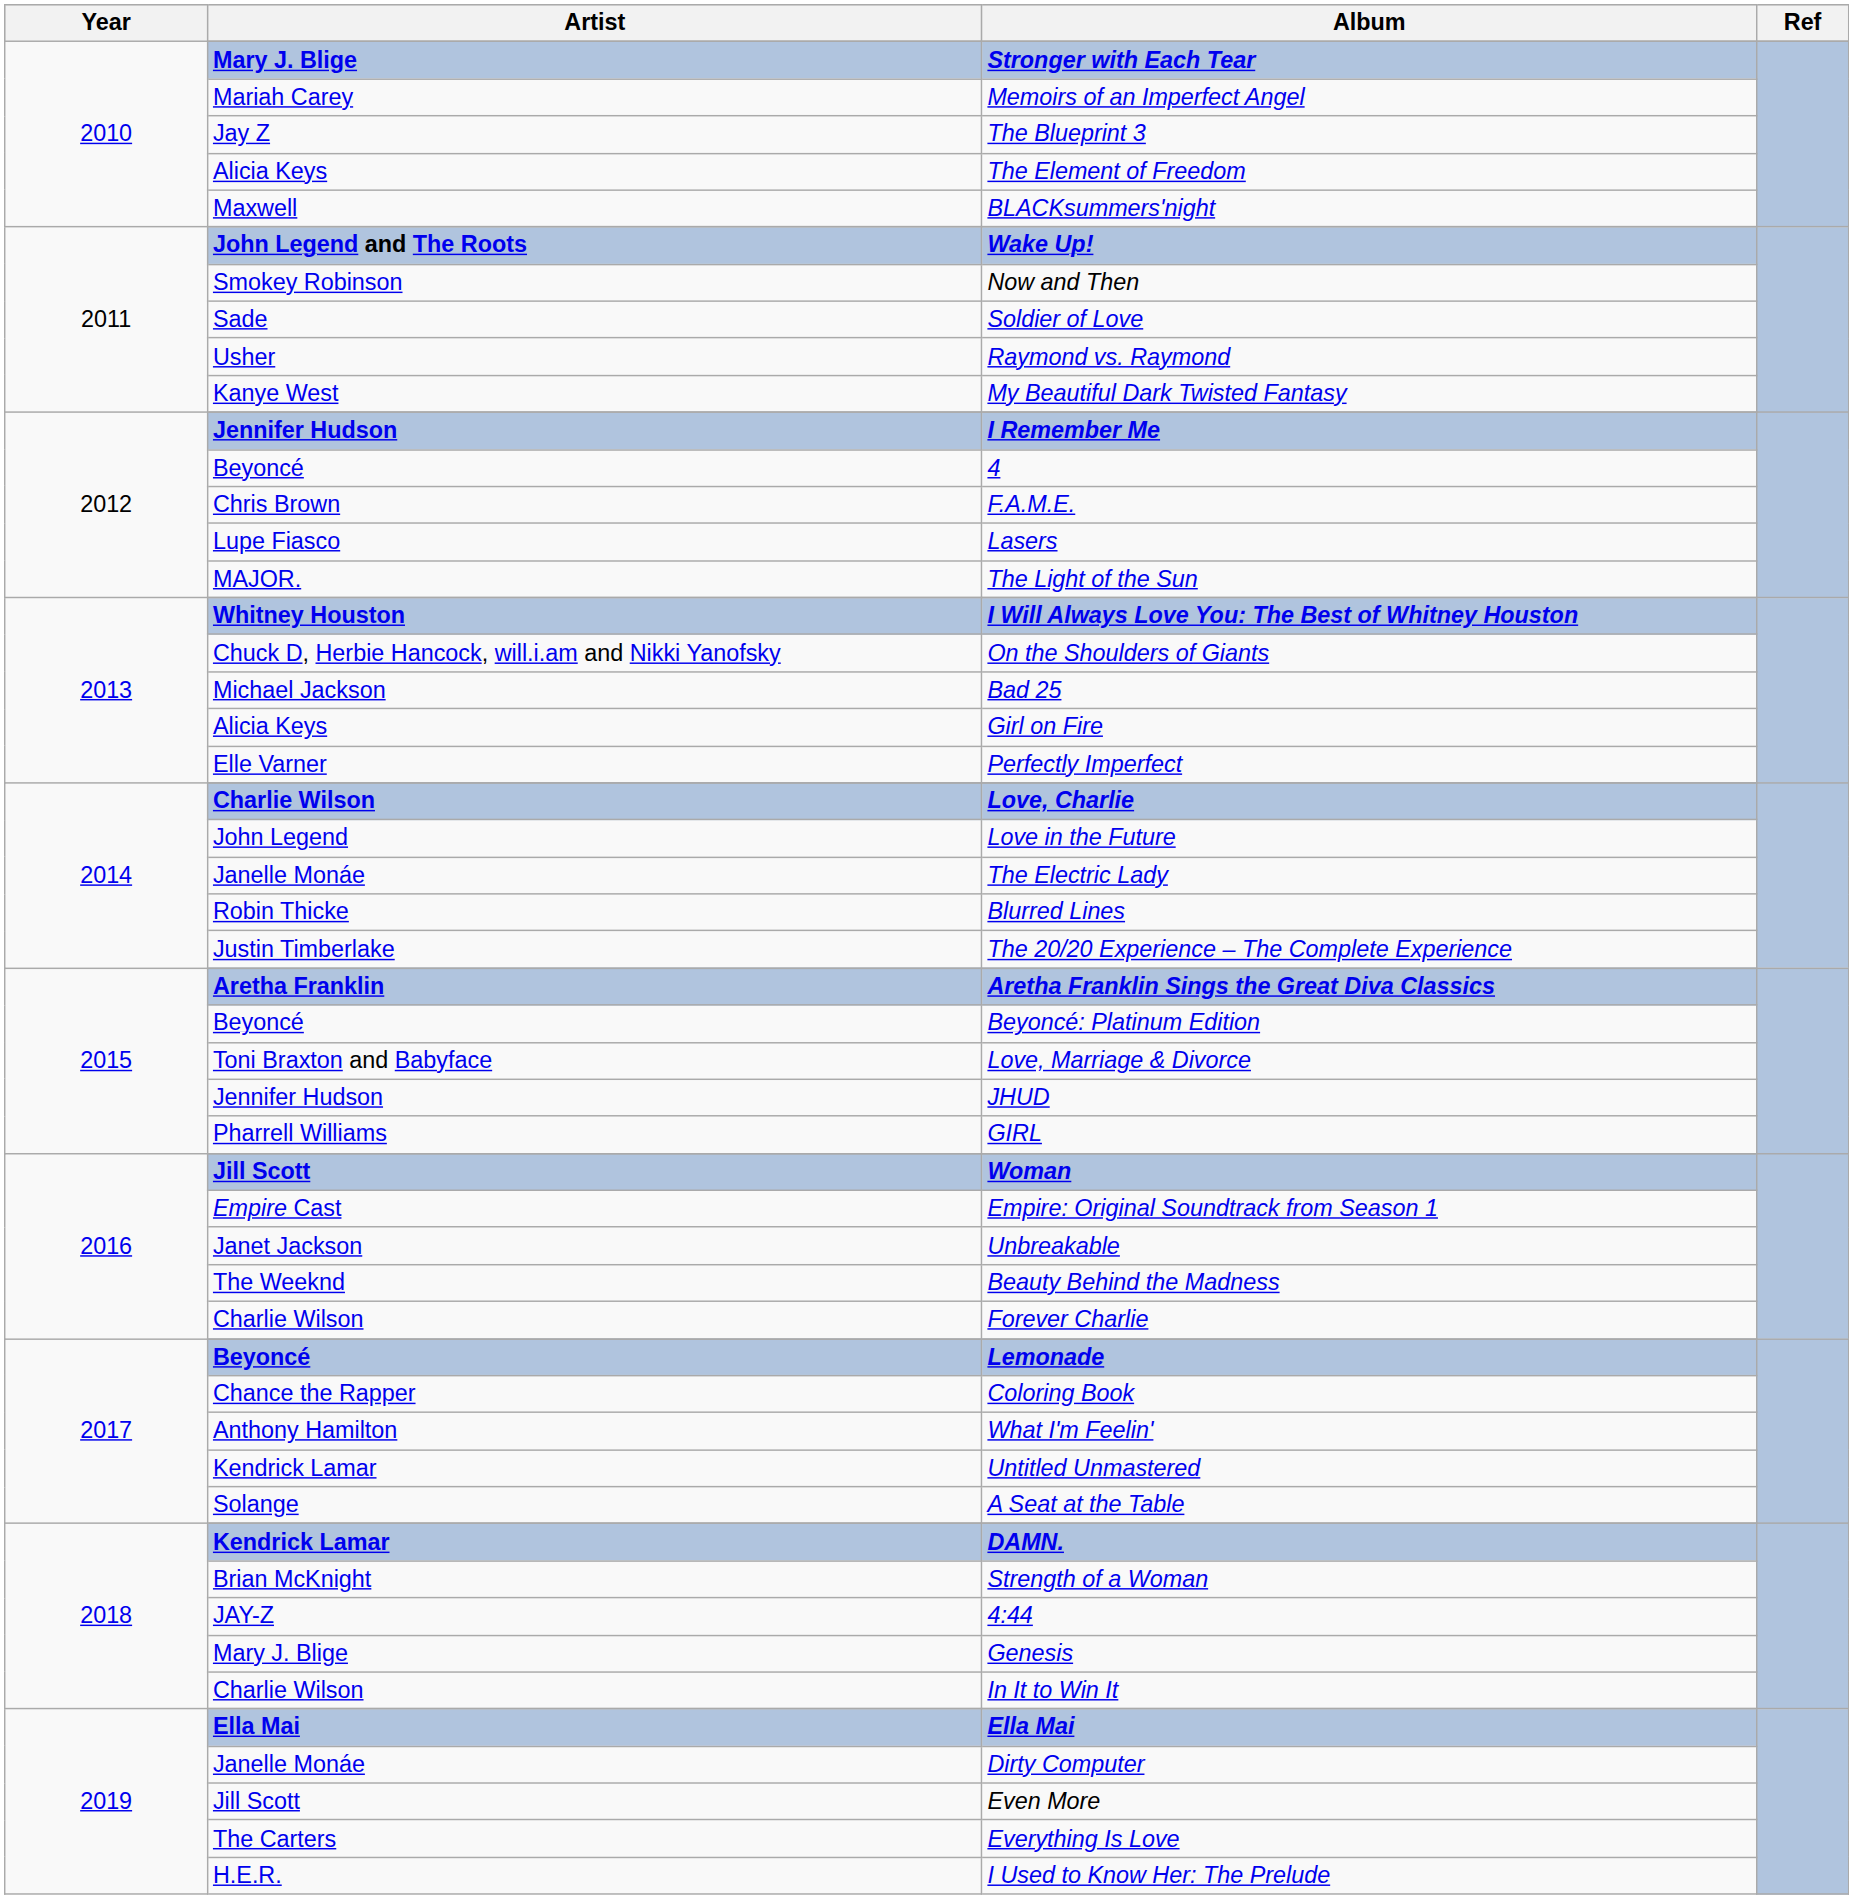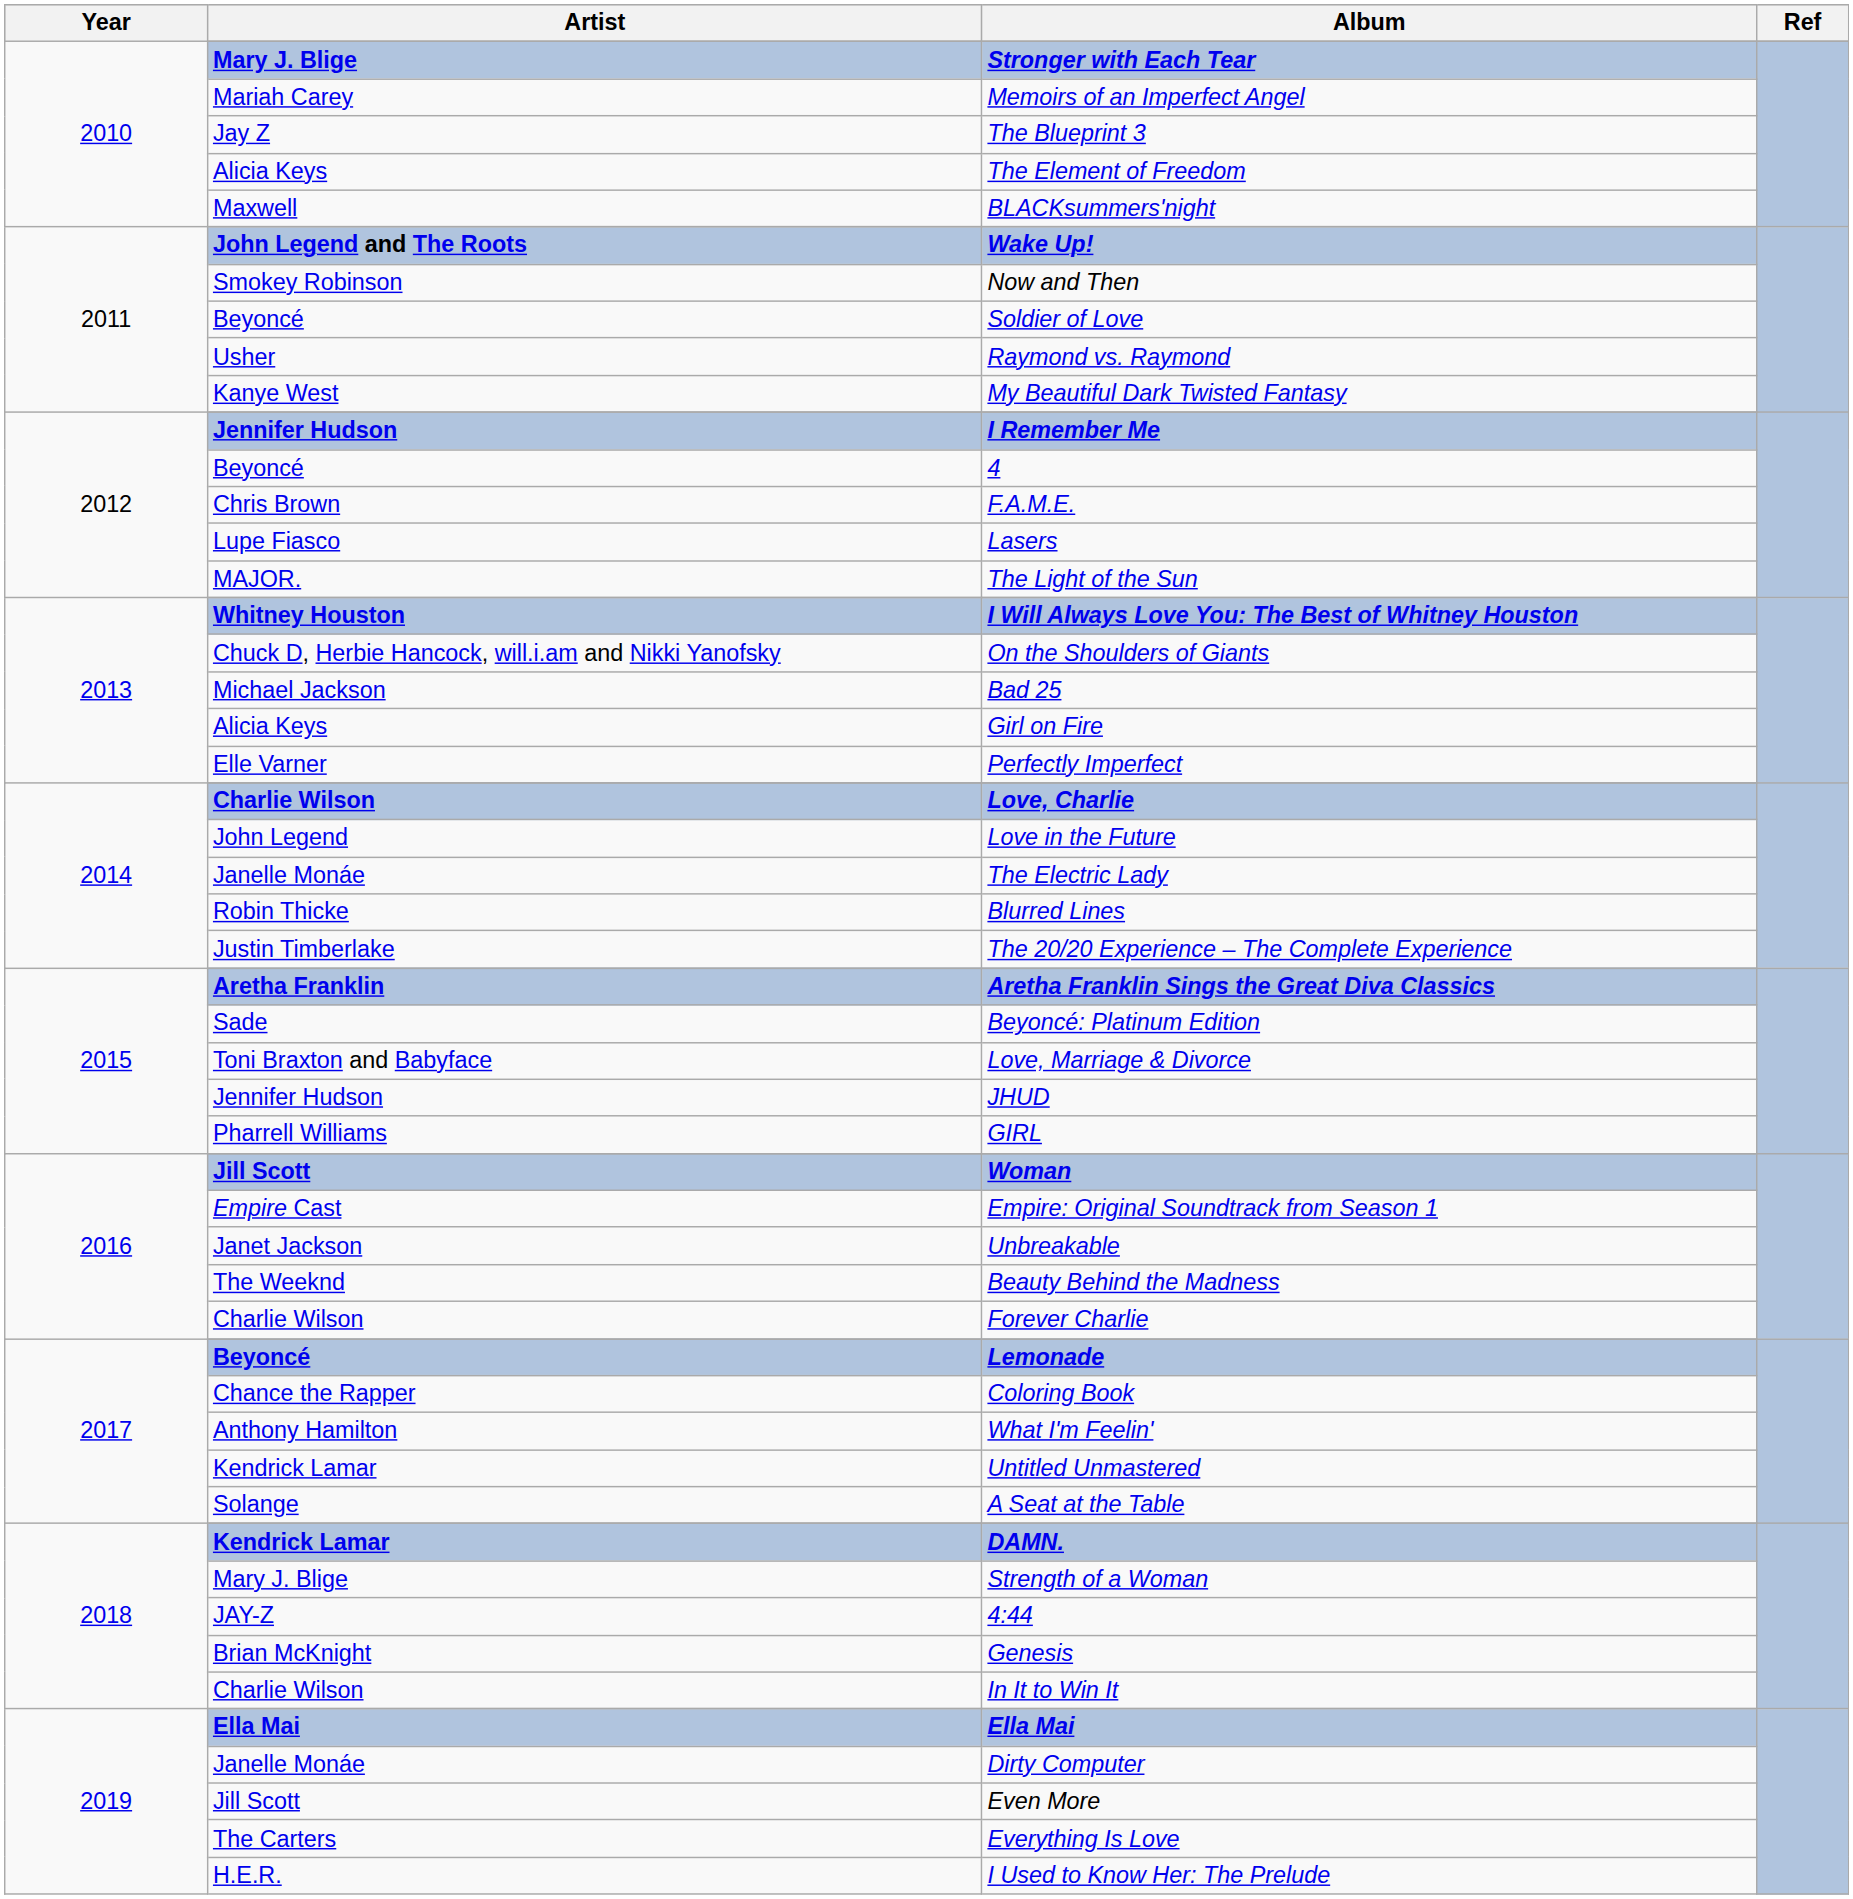(240, 319) Sade -> (258, 319) Beyoncé
(258, 1023) Beyoncé -> (240, 1023) Sade
(292, 1579) Brian McKnight -> (280, 1579) Mary J. Blige
(280, 1653) Mary J. Blige -> (292, 1653) Brian McKnight
